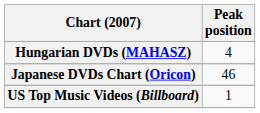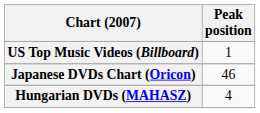rows swapped: (103, 52) <-> (103, 96)
